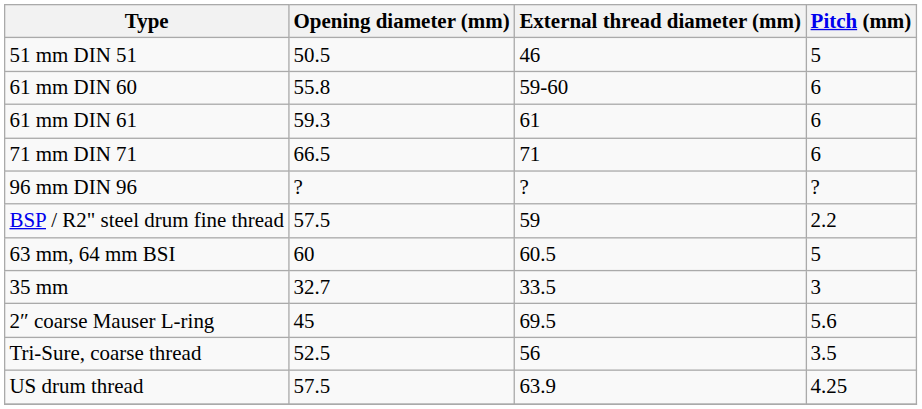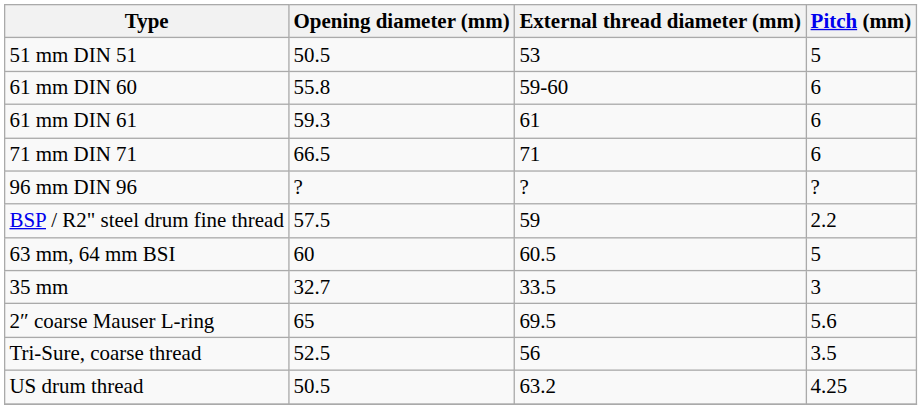(530, 54) 46 -> (530, 54) 53
(304, 320) 45 -> (304, 320) 65
(312, 386) 57.5 -> (312, 386) 50.5
(538, 386) 63.9 -> (538, 386) 63.2
